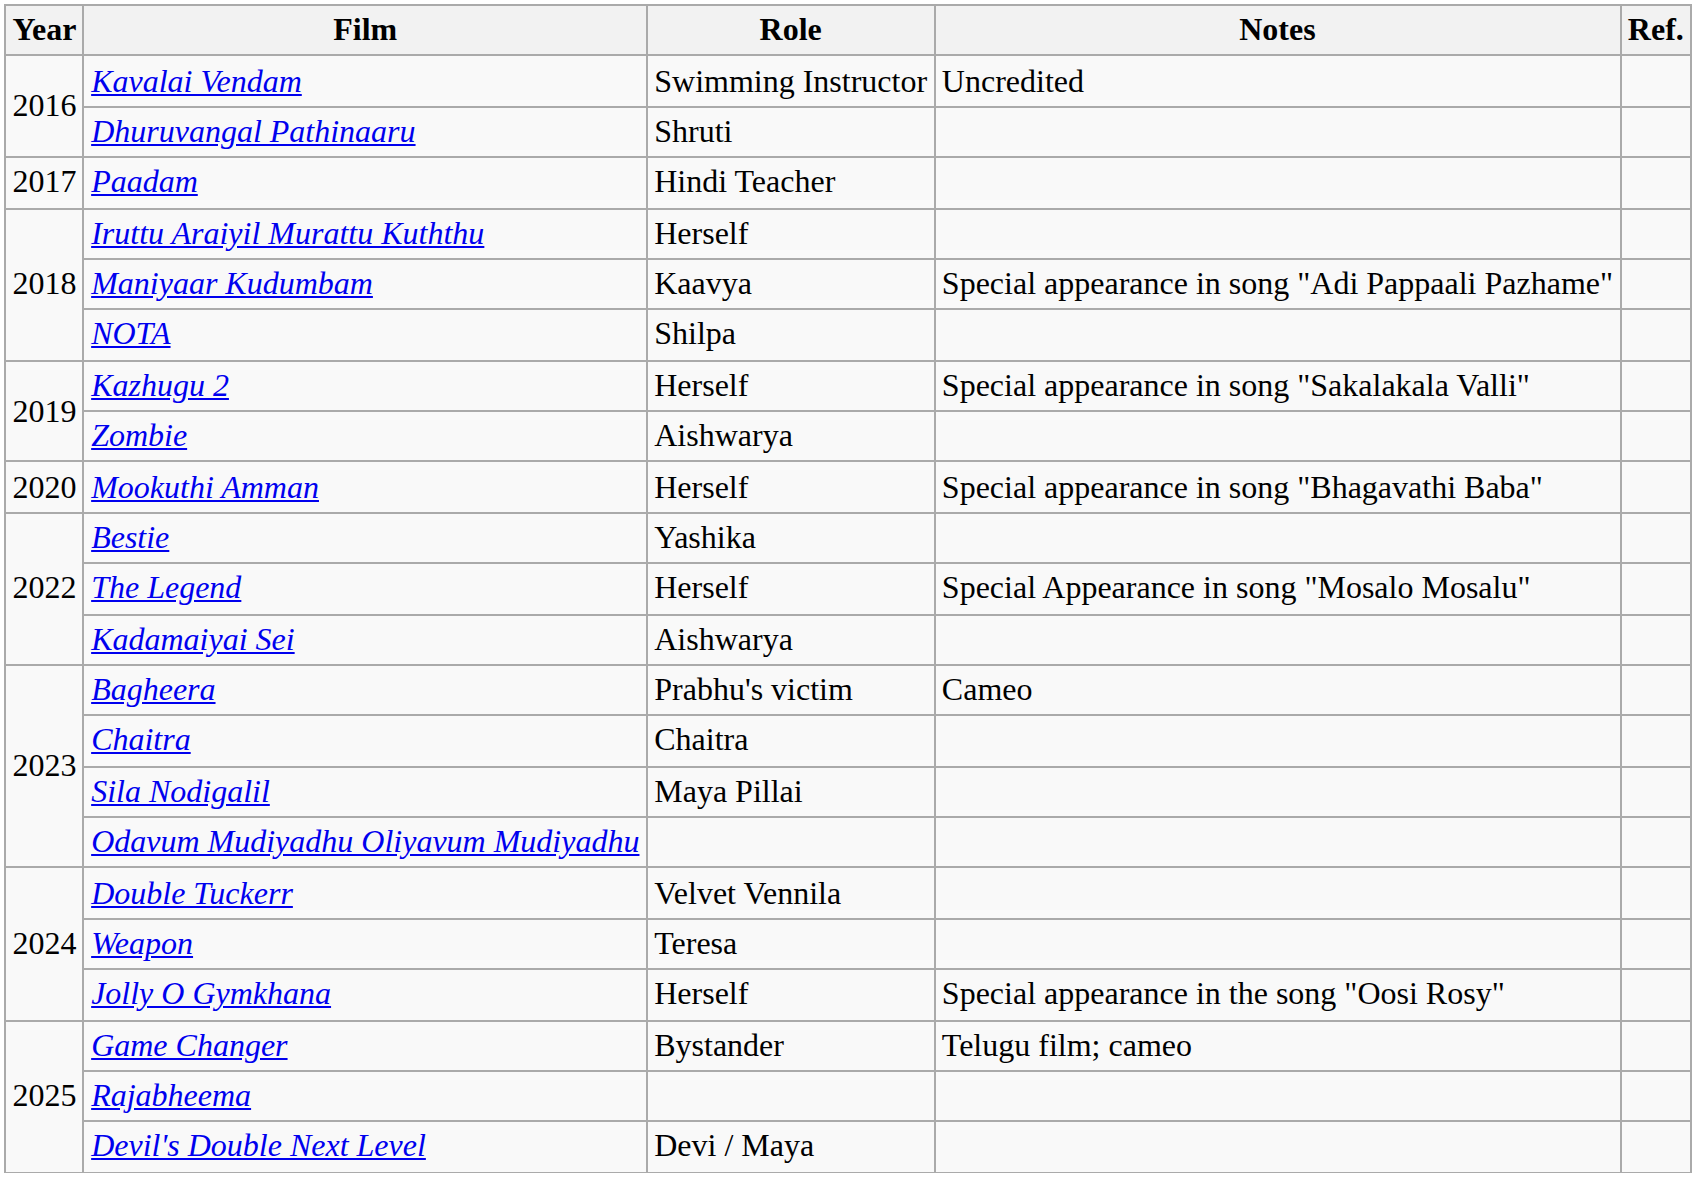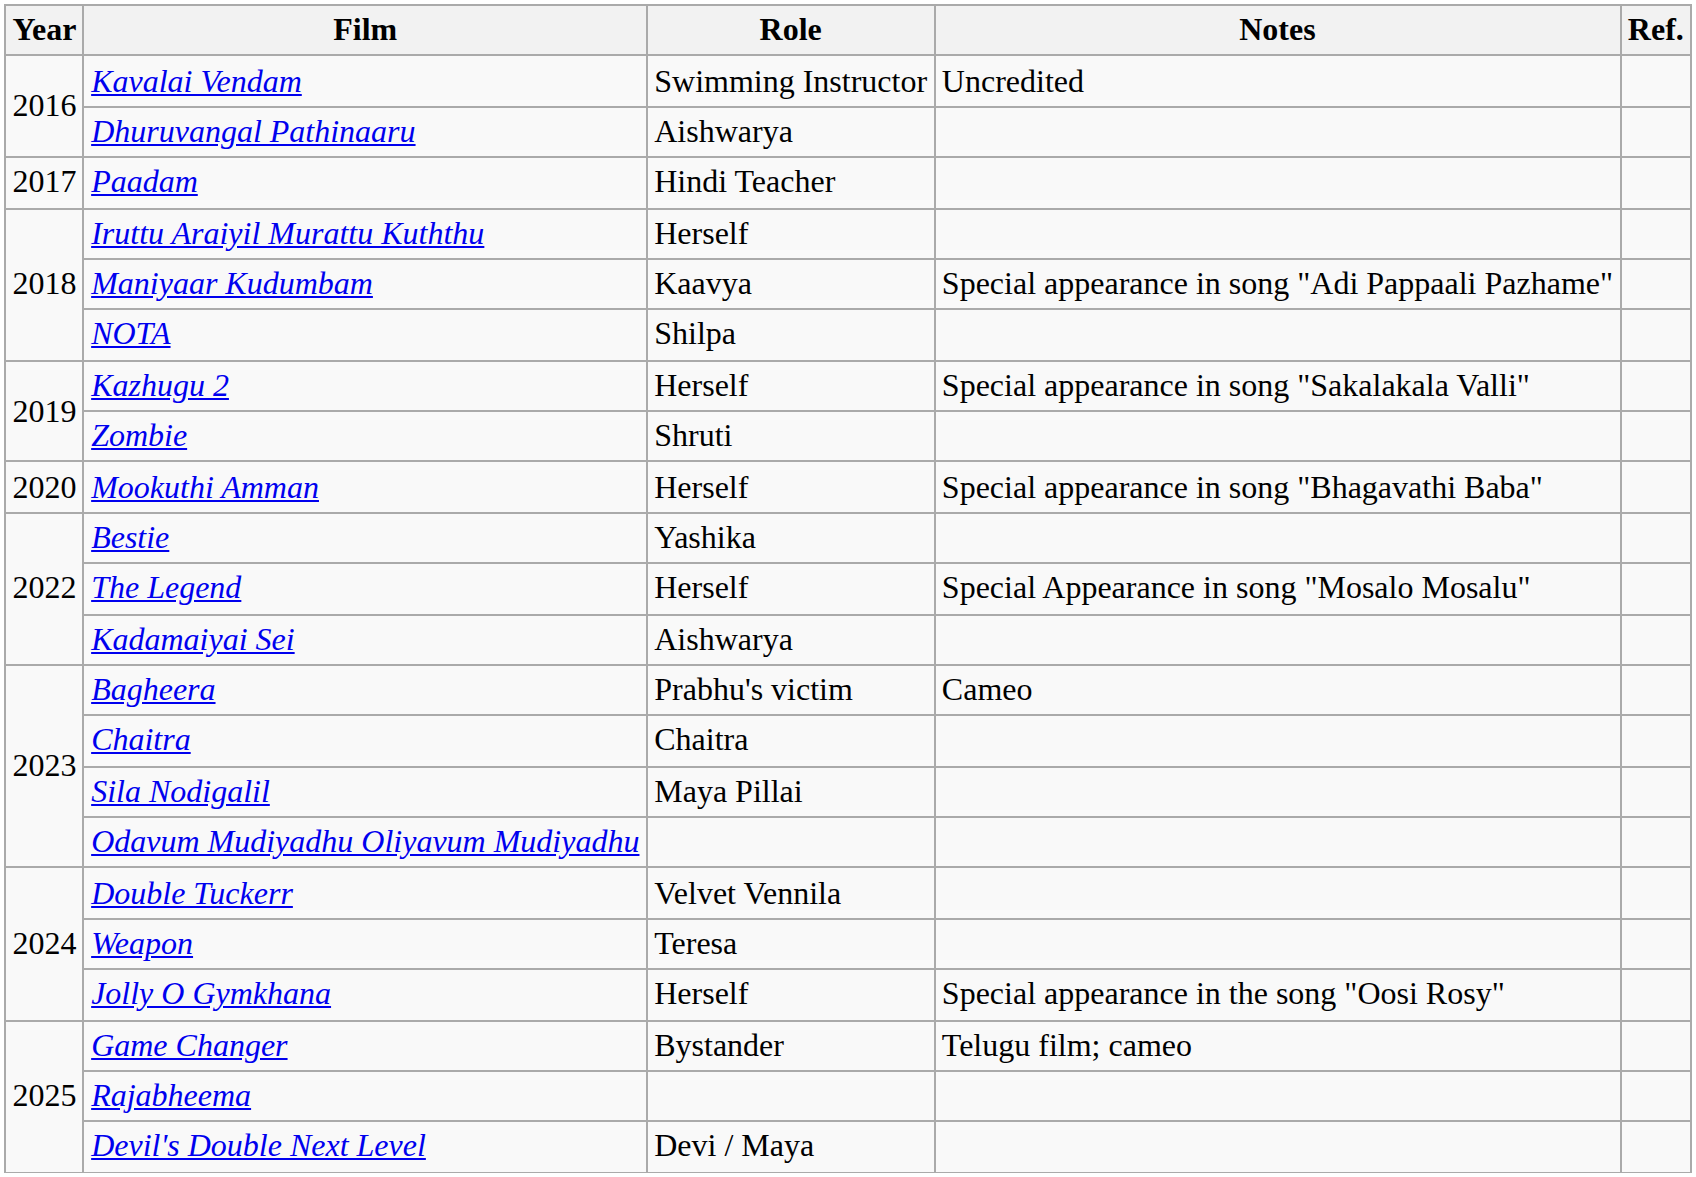(693, 131) Shruti -> (724, 131) Aishwarya
(724, 435) Aishwarya -> (693, 435) Shruti
